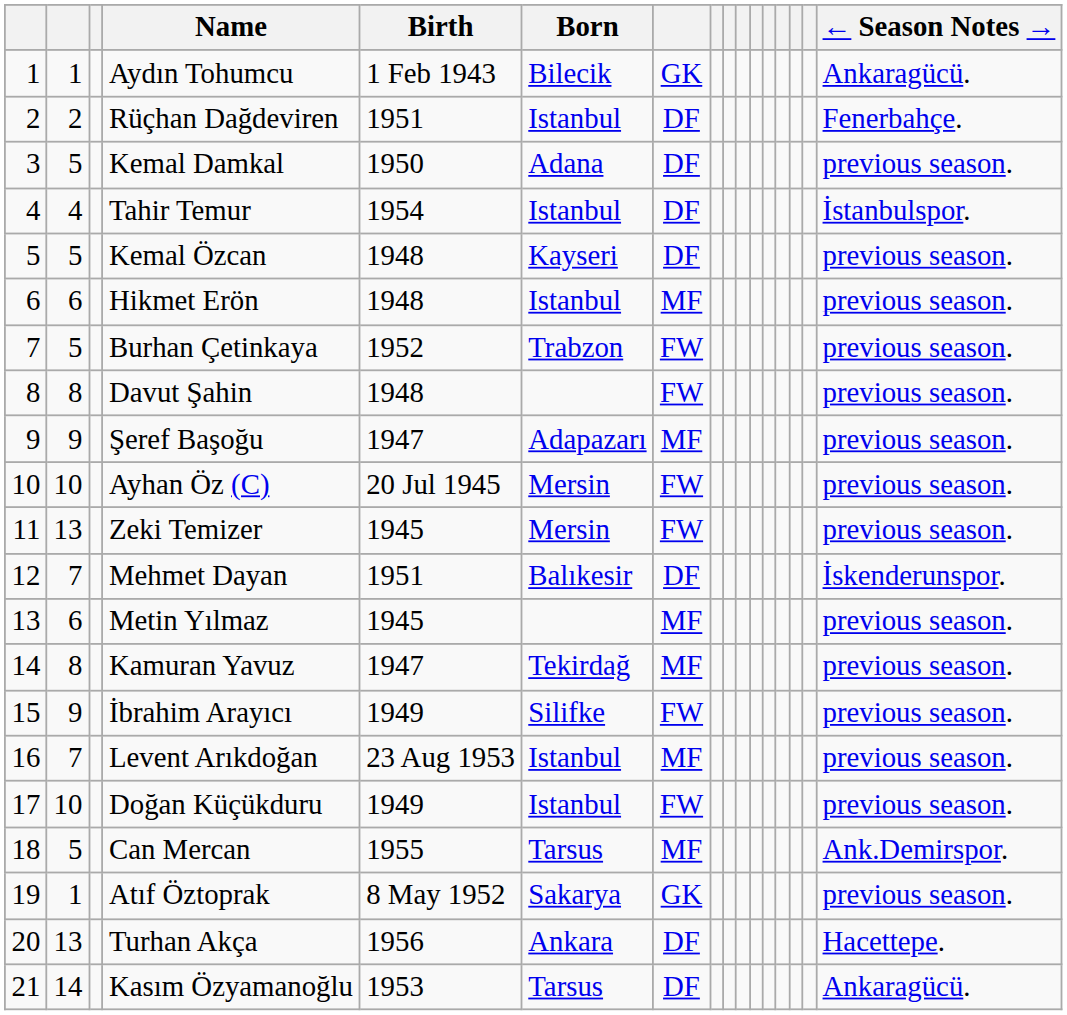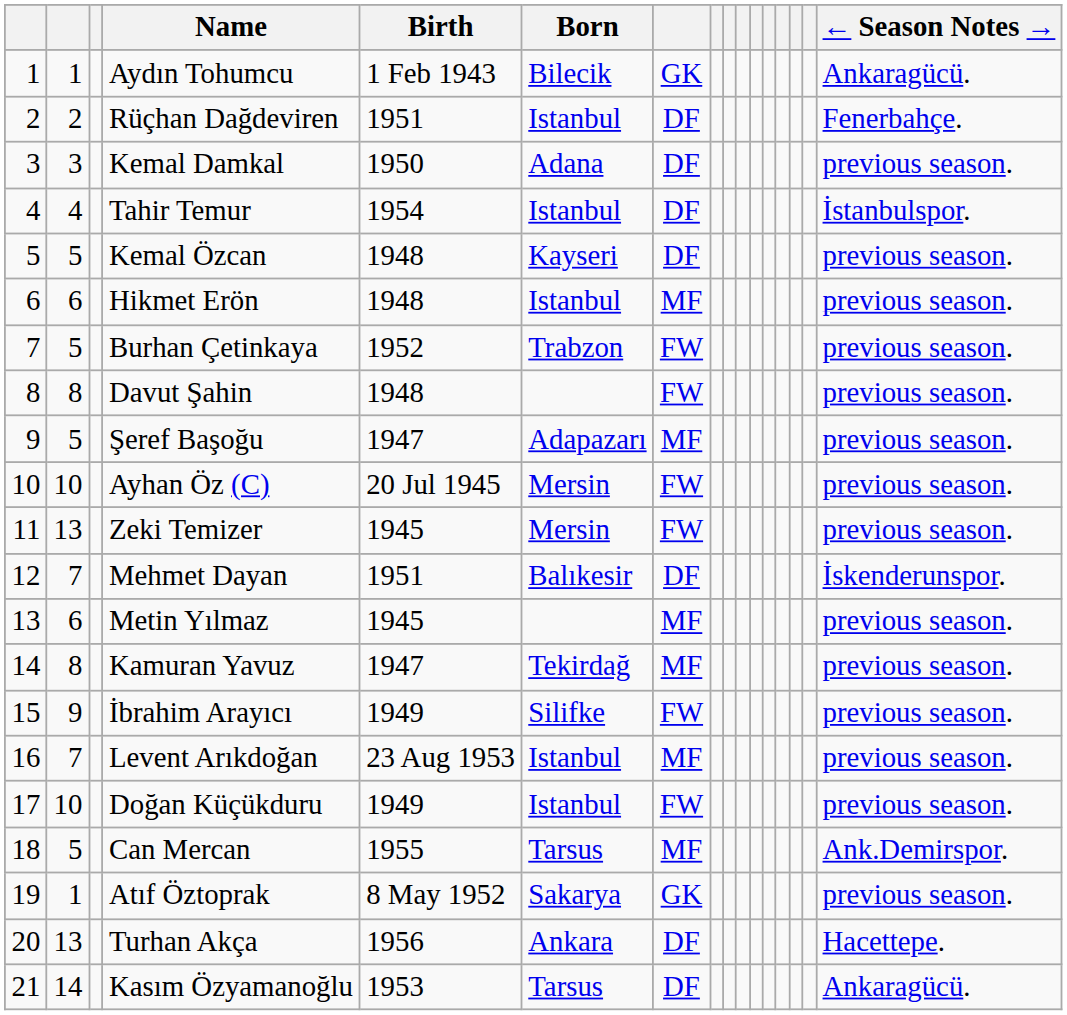(75, 164) 5 -> (75, 164) 3
(75, 438) 9 -> (75, 438) 5
